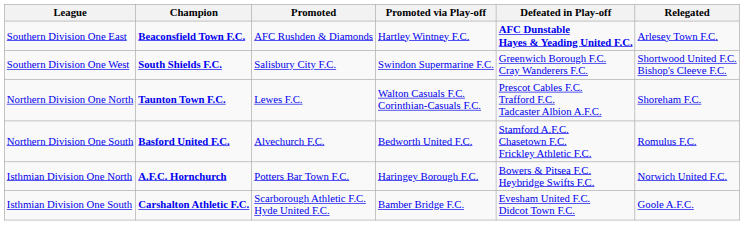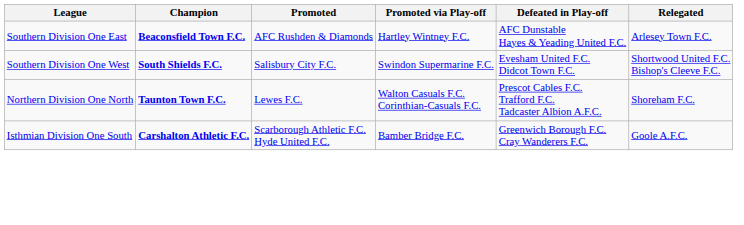(566, 36) bold -> (563, 36) normal
(553, 65) Greenwich Borough F.C. Cray Wanderers F.C. -> (544, 65) Evesham United F.C. Didcot Town F.C.
- row: (70, 141)
- row: (69, 176)
(545, 205) Evesham United F.C. Didcot Town F.C. -> (553, 135) Greenwich Borough F.C. Cray Wanderers F.C.
